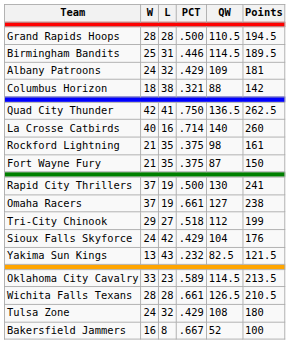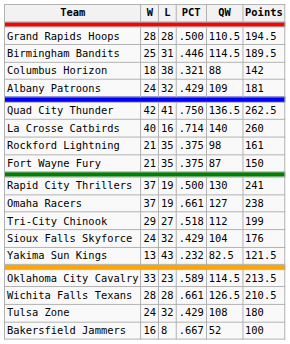rows swapped: (54, 70) <-> (57, 88)
(167, 238) 42 -> (167, 238) 32
